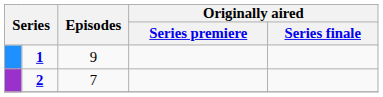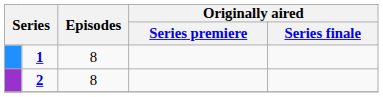(93, 56) 9 -> (93, 56) 8
(93, 80) 7 -> (93, 80) 8
